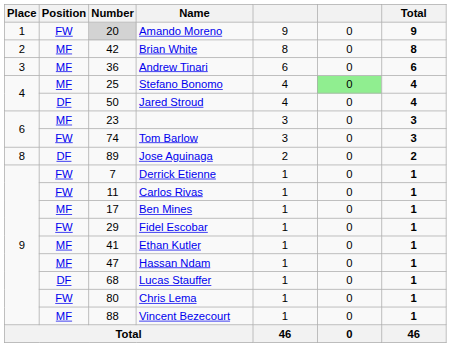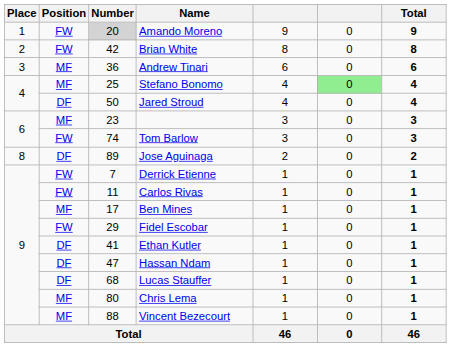(64, 49) MF -> (64, 49) FW
(64, 245) MF -> (64, 245) DF
(64, 263) MF -> (64, 263) DF
(64, 298) FW -> (64, 298) MF
